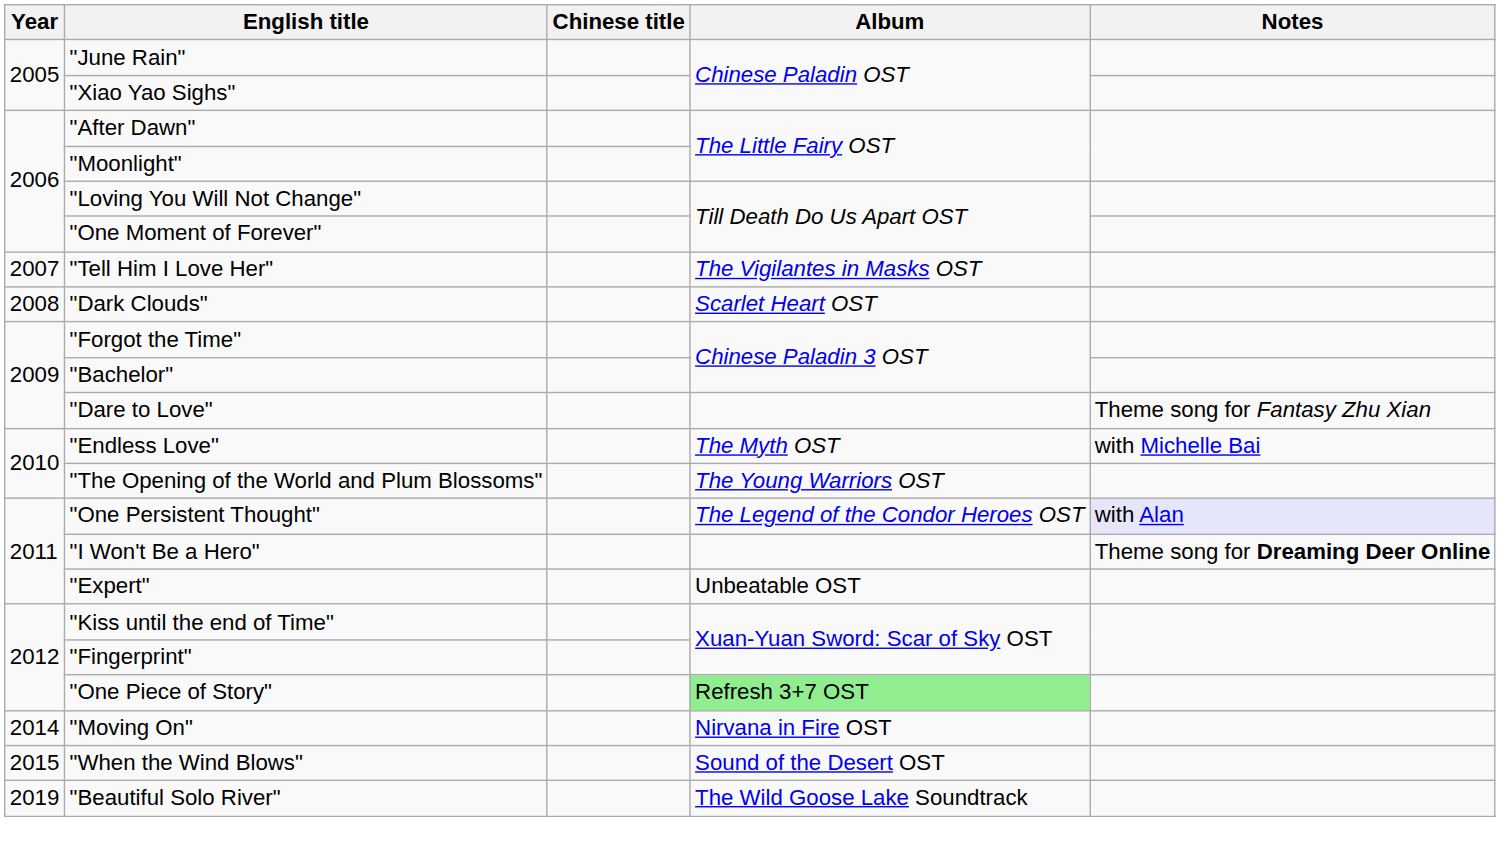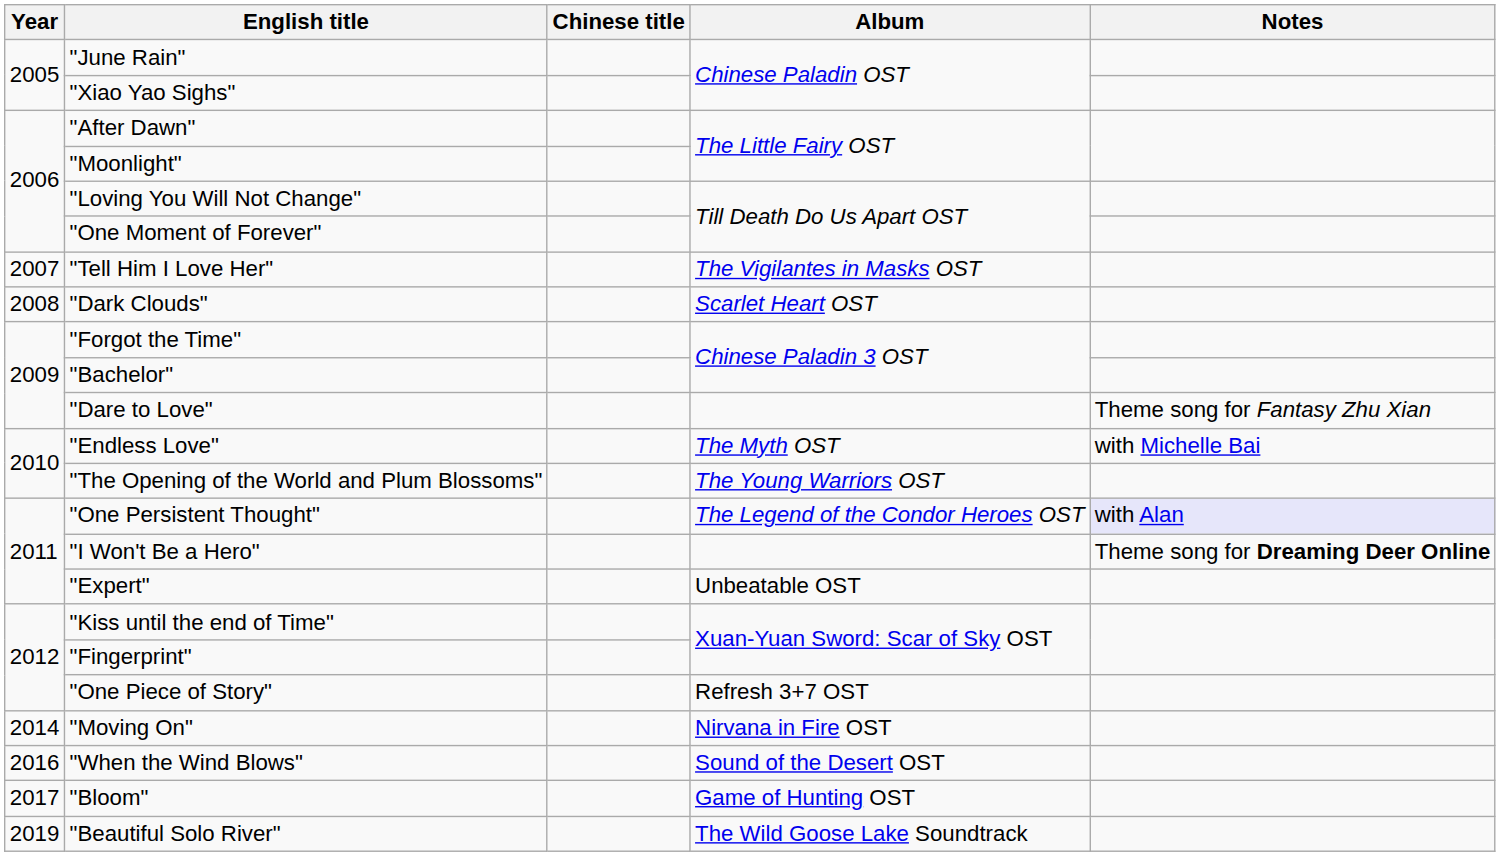(782, 692) lightgreen background -> (782, 692) no background
(35, 762) 2015 -> (35, 762) 2016
+ row: (109, 798)
